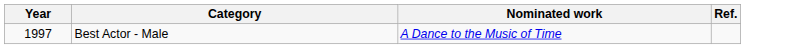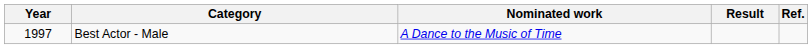+ column: (745, 14)
